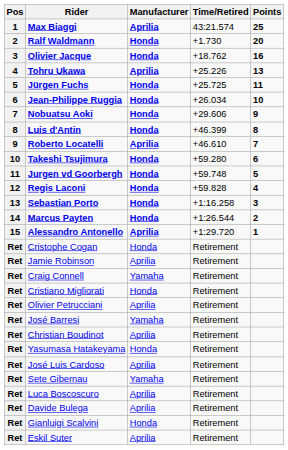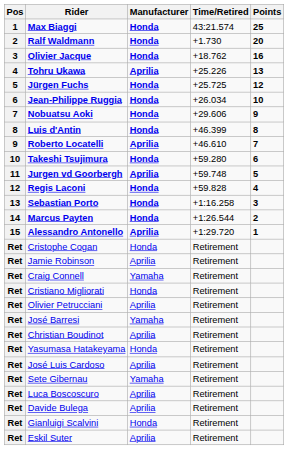(144, 27) Aprilia -> (144, 27) Honda
(258, 85) 11 -> (258, 85) 12
(144, 173) Honda -> (144, 173) Aprilia
